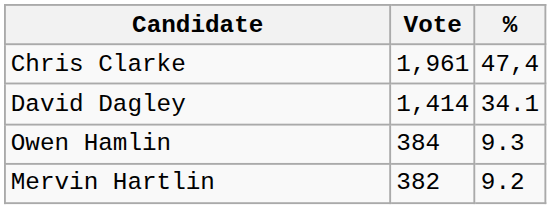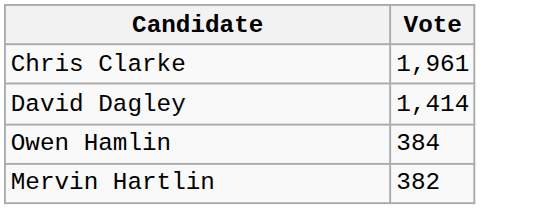- column: (510, 25)
